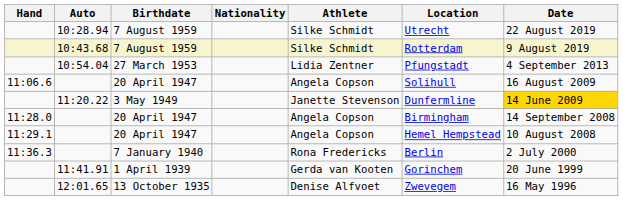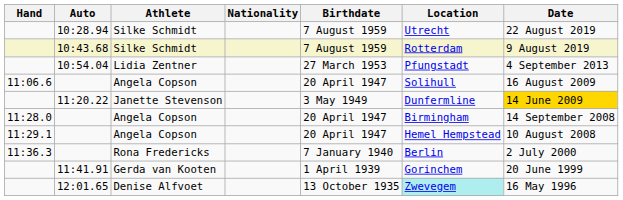columns swapped: (345, 13) <-> (162, 13)
(430, 187) no background -> (430, 187) paleturquoise background
